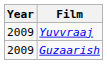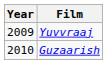(21, 50) 2009 -> (21, 50) 2010
